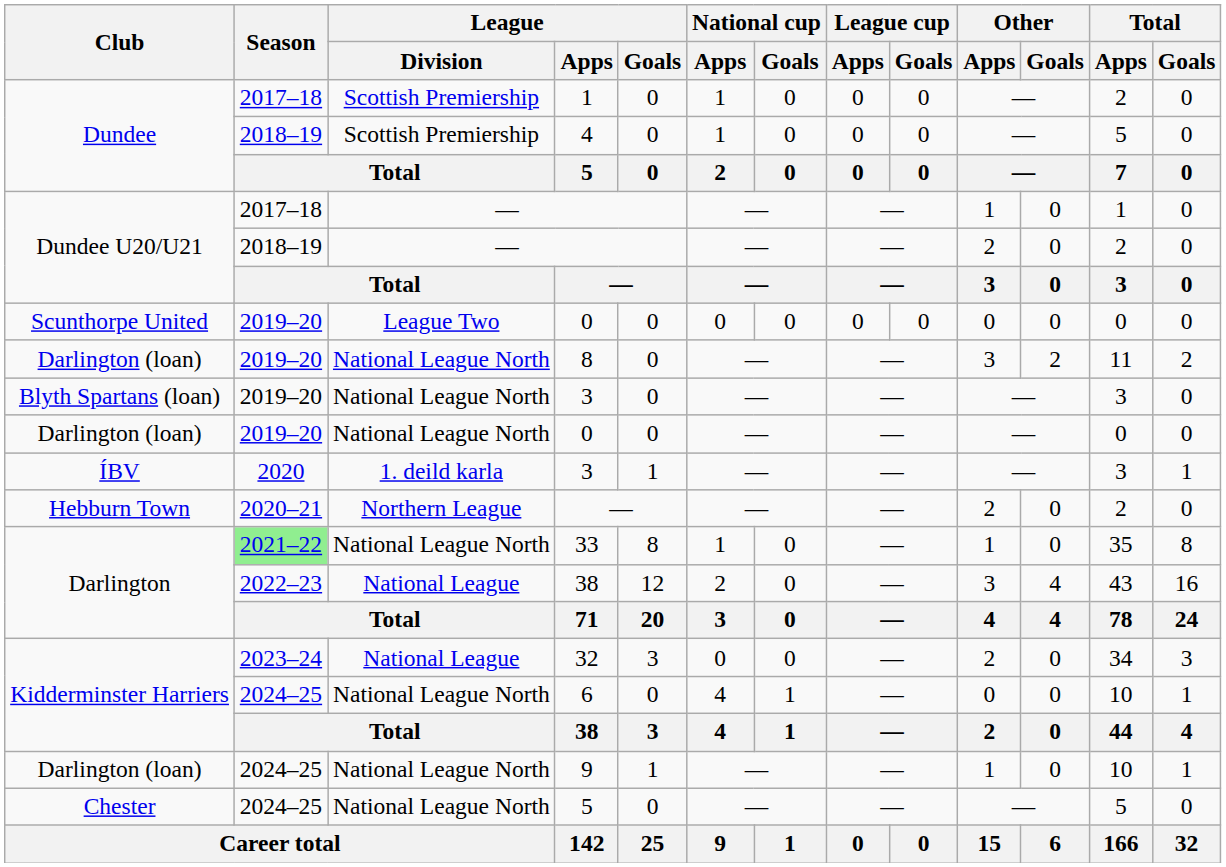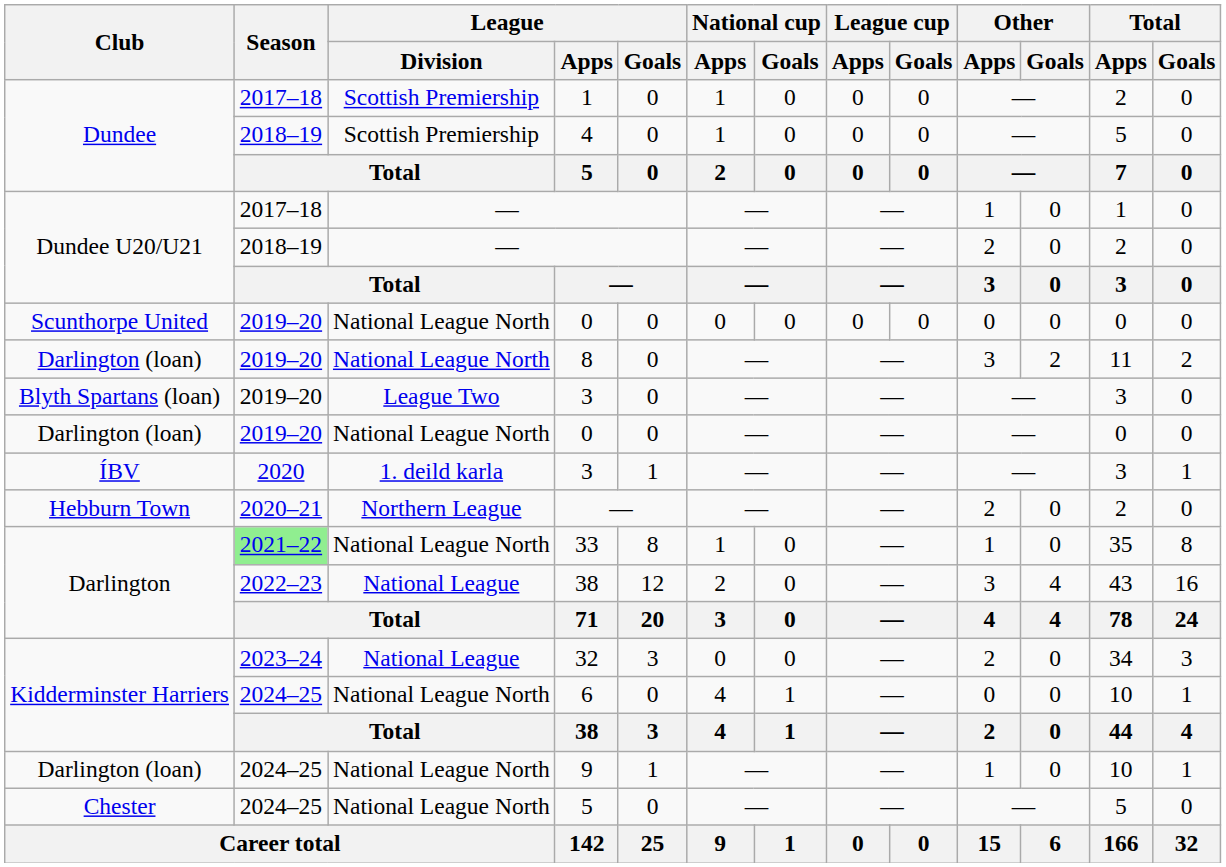(441, 321) League Two -> (441, 321) National League North
(441, 396) National League North -> (441, 396) League Two
